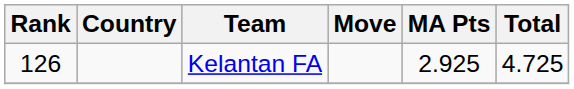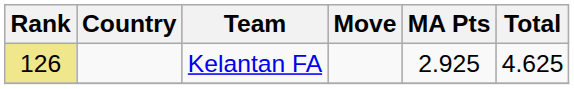(41, 63) no background -> (41, 63) khaki background
(533, 63) 4.725 -> (533, 63) 4.625
